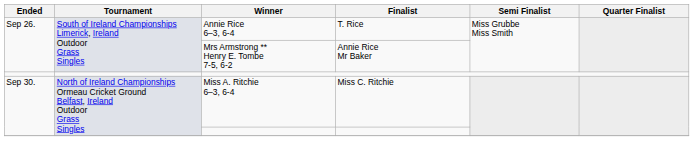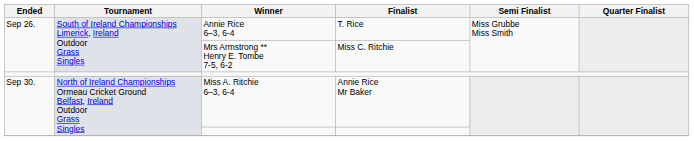(358, 51) Annie Rice Mr Baker -> (366, 46) Miss C. Ritchie
(366, 82) Miss C. Ritchie -> (358, 87) Annie Rice Mr Baker
